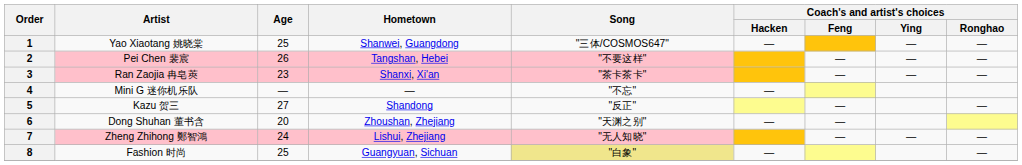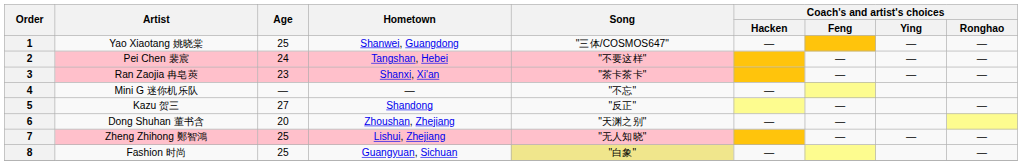(283, 59) 26 -> (283, 59) 24
(283, 137) 24 -> (283, 137) 25
